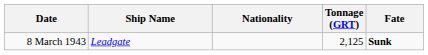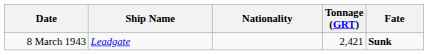(351, 41) 2,125 -> (351, 41) 2,421
